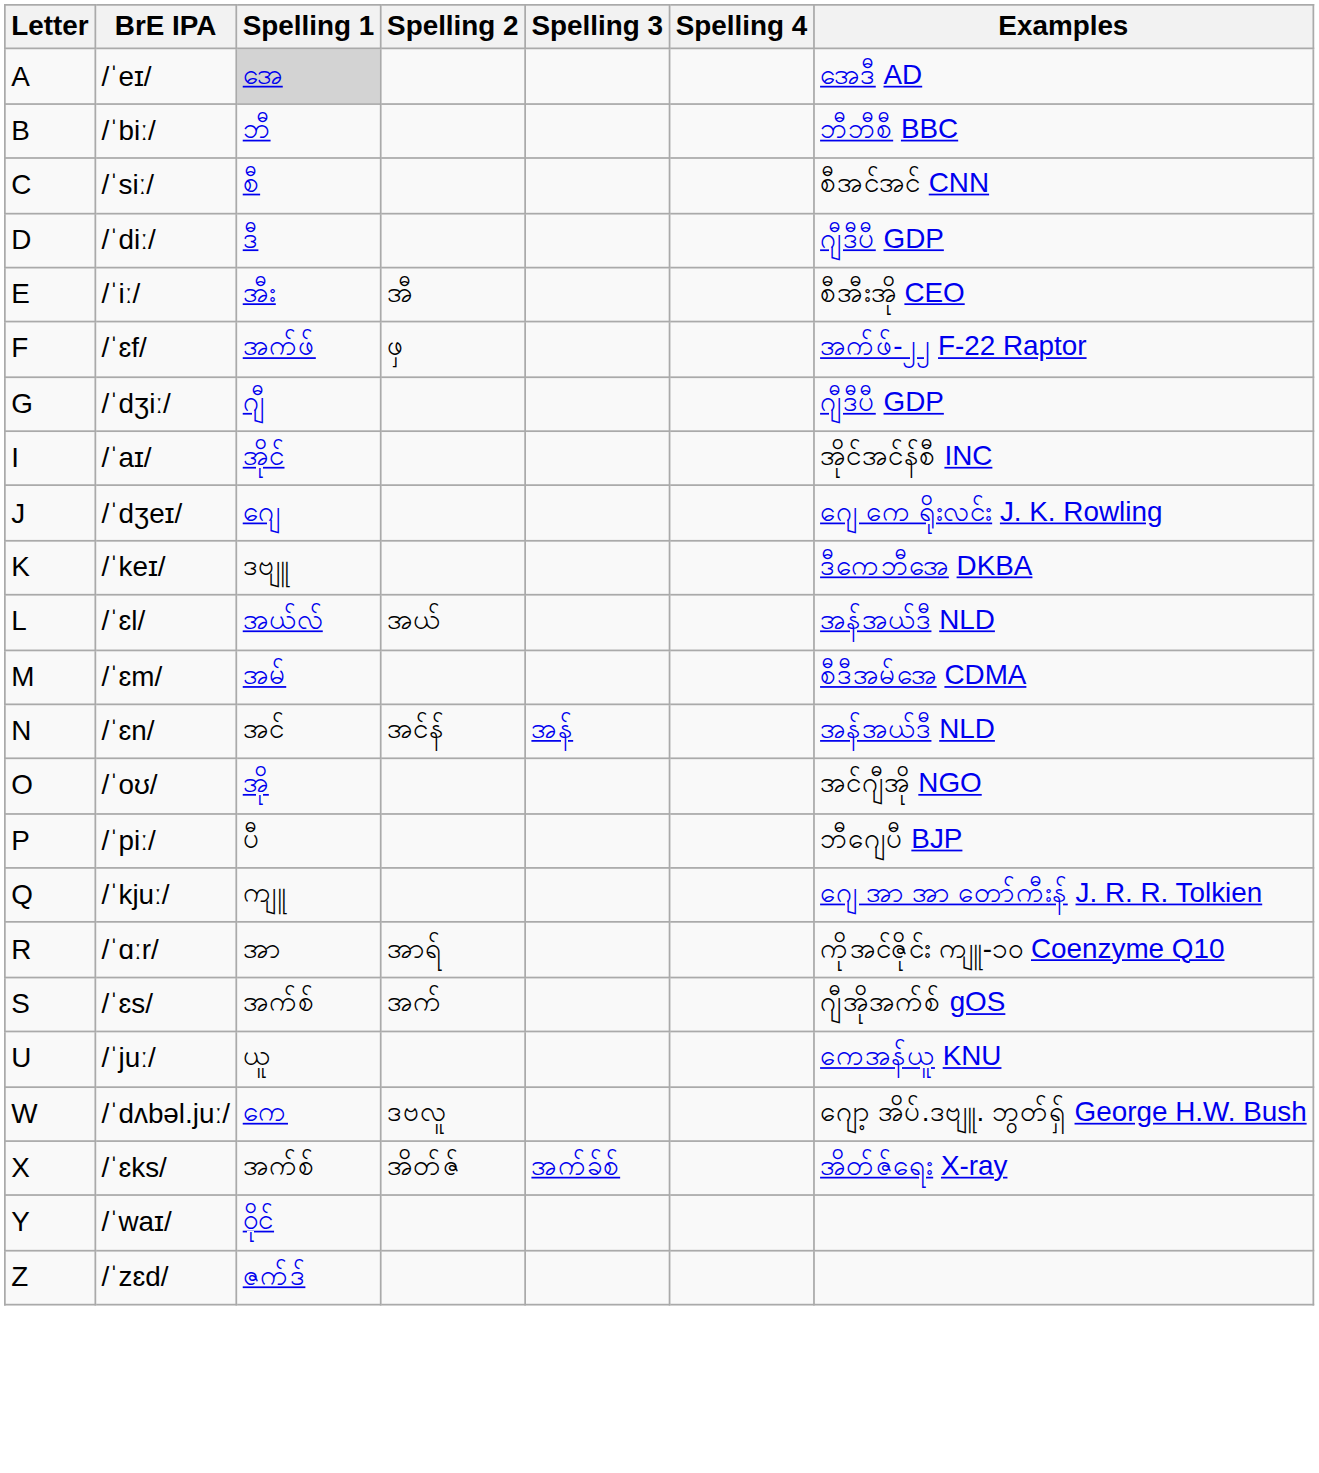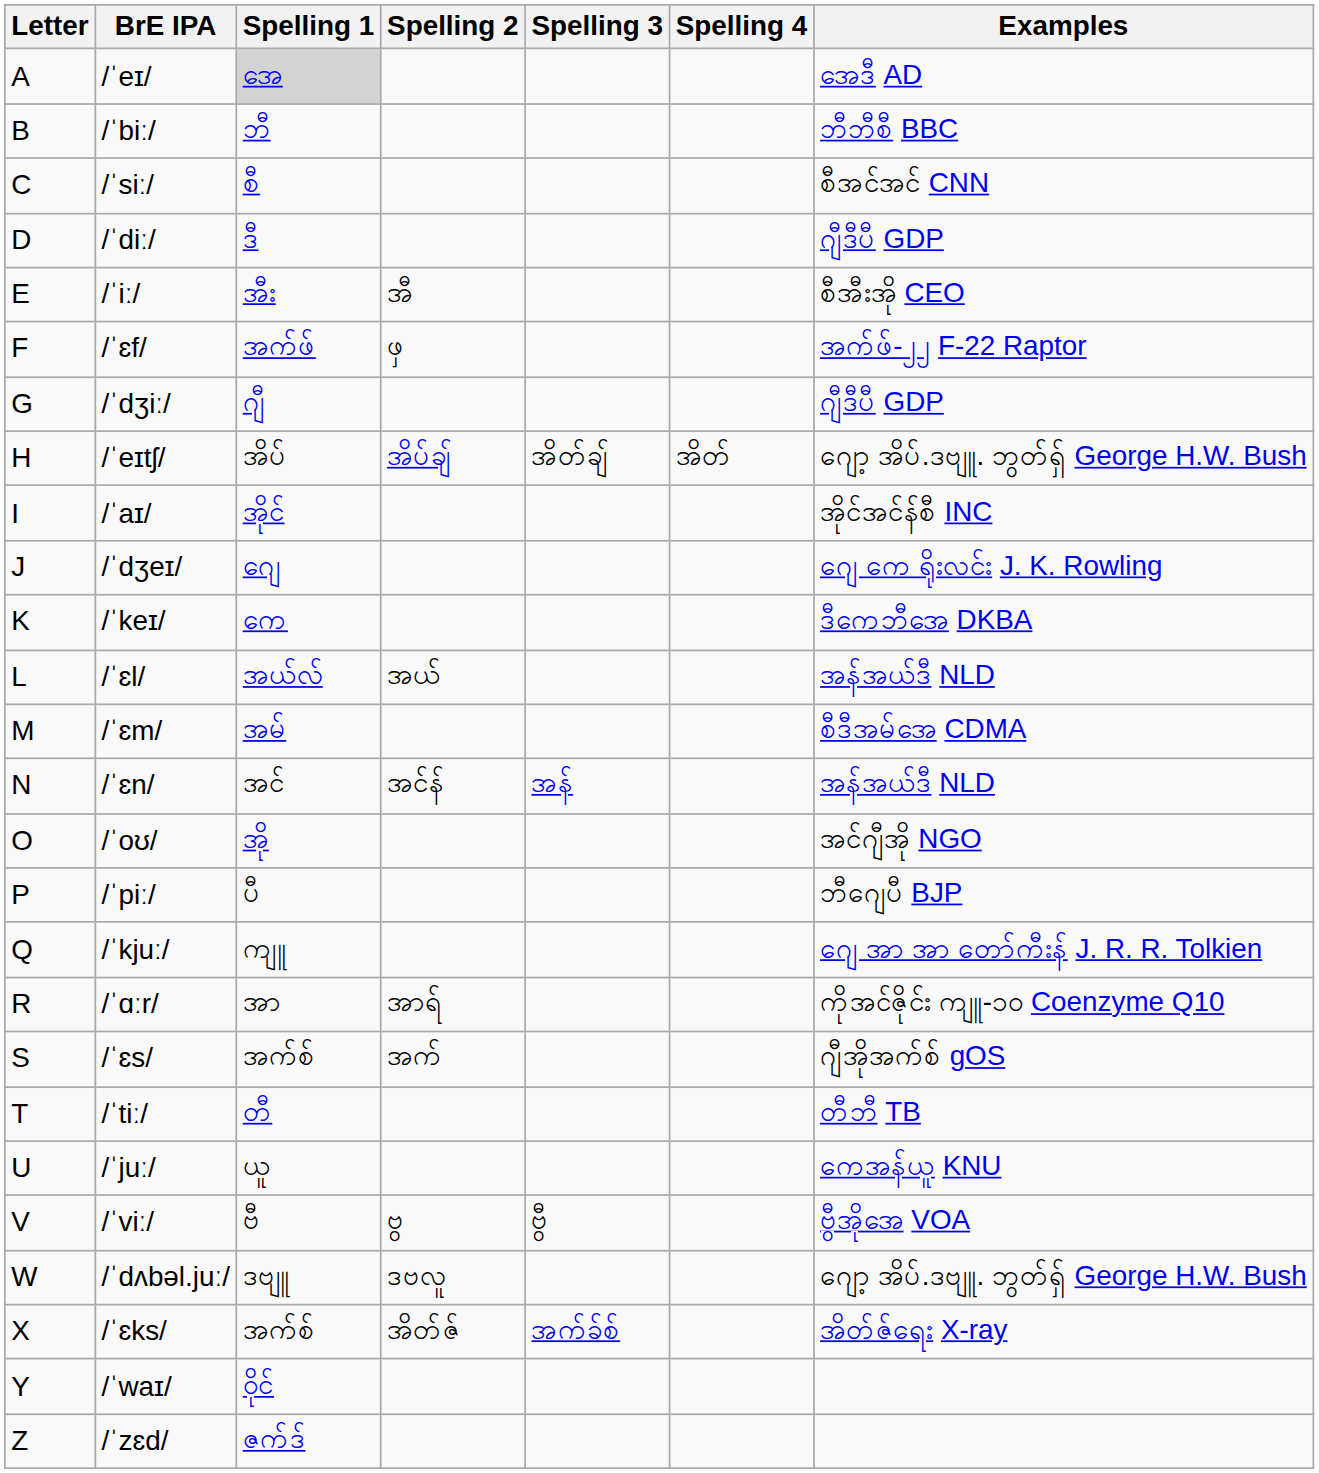+ row: (133, 458)
(266, 565) ဒဗျူ -> (265, 620) ကေ
+ row: (125, 1113)
+ row: (128, 1222)
(265, 1111) ကေ -> (266, 1275) ဒဗျူ
